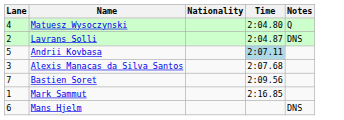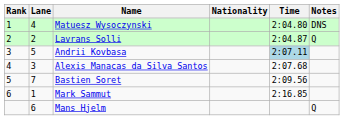+ column: (17, 11)
(290, 25) Q -> (319, 25) DNS
(295, 39) DNS -> (314, 39) Q
(295, 108) DNS -> (314, 108) Q
